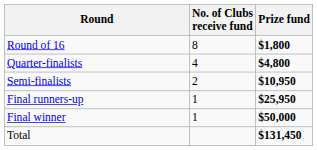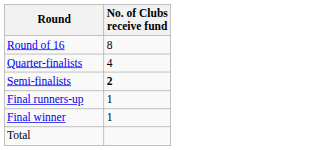- column: (284, 20)
(195, 81) normal -> (110, 81) bold
